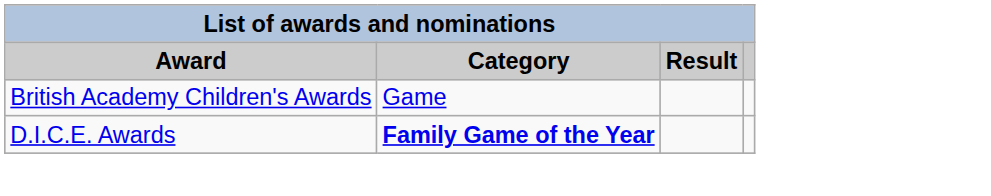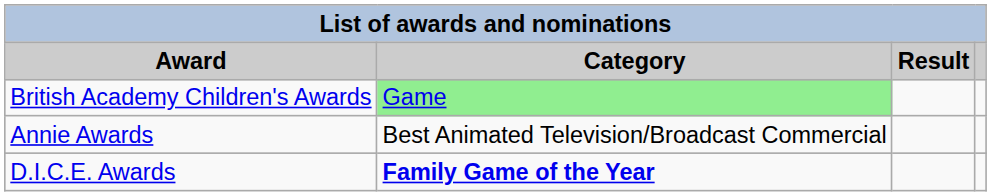(415, 98) no background -> (415, 98) lightgreen background
+ row: (82, 135)
